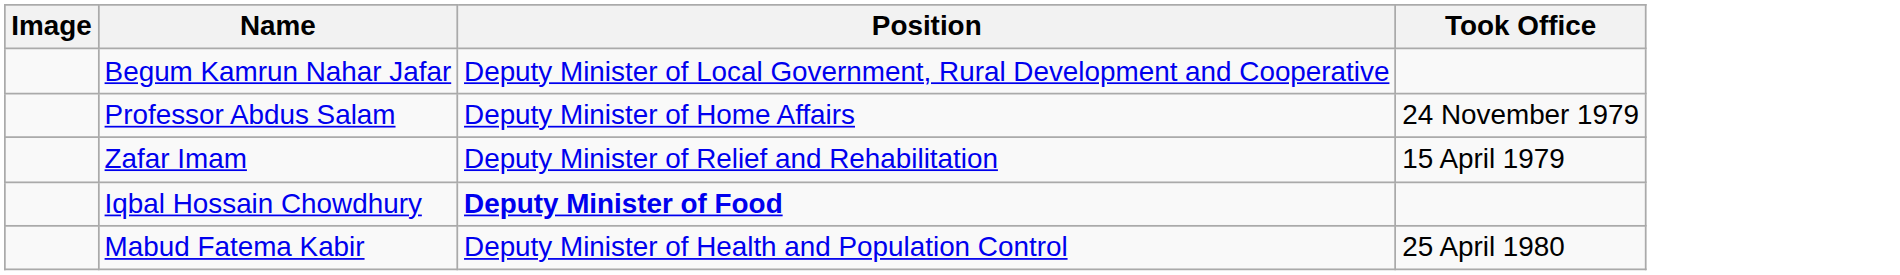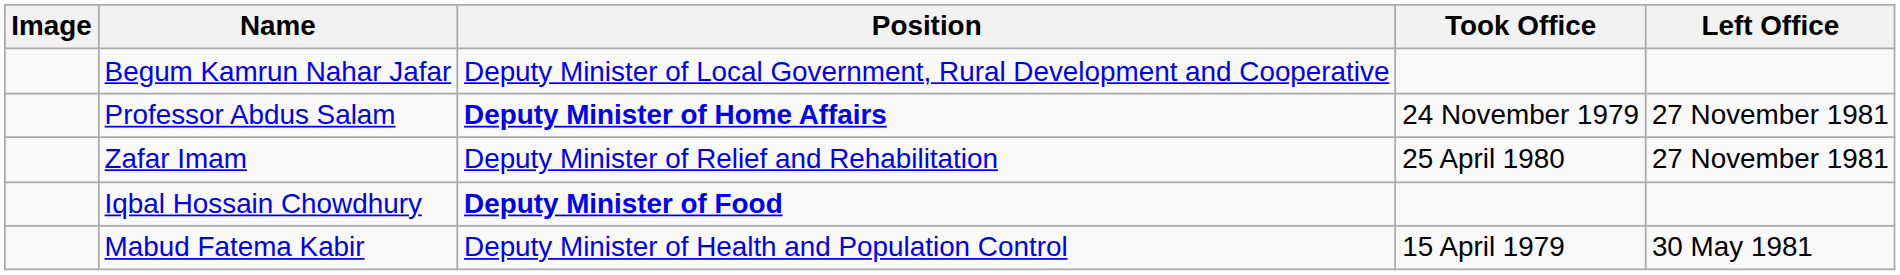+ column: (1770, 26)
(660, 114) normal -> (675, 114) bold
(1484, 159) 15 April 1979 -> (1484, 159) 25 April 1980
(1484, 247) 25 April 1980 -> (1484, 247) 15 April 1979
